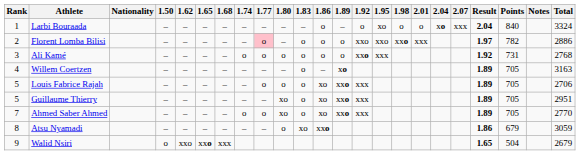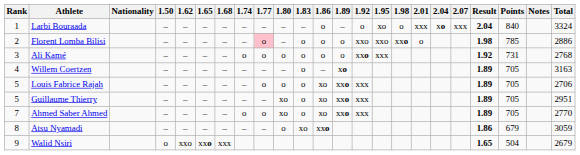(421, 25) o -> (421, 25) xxx
(421, 40) xxx -> (421, 40) o
(484, 40) 1.97 -> (484, 40) 1.98
(512, 40) 782 -> (512, 40) 785
